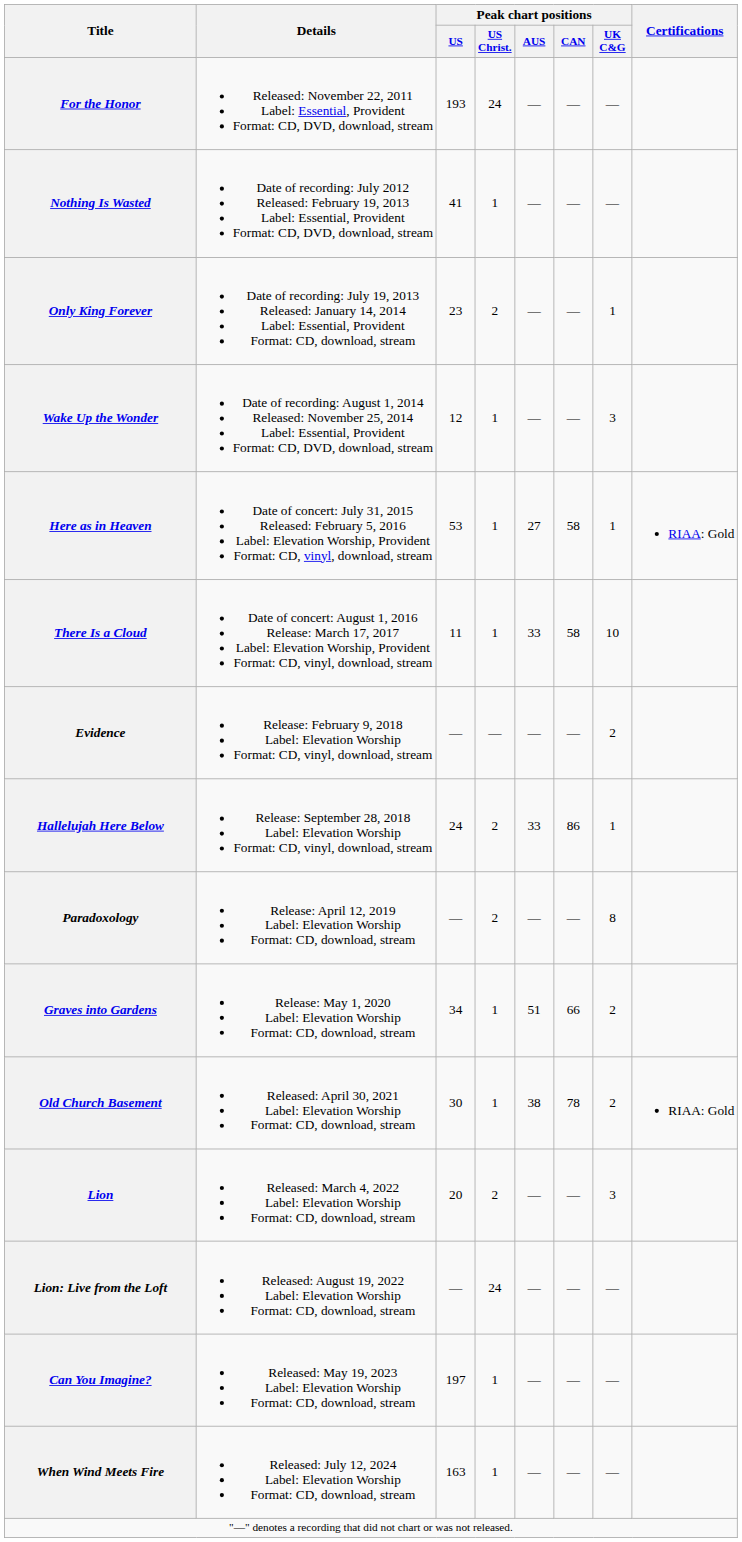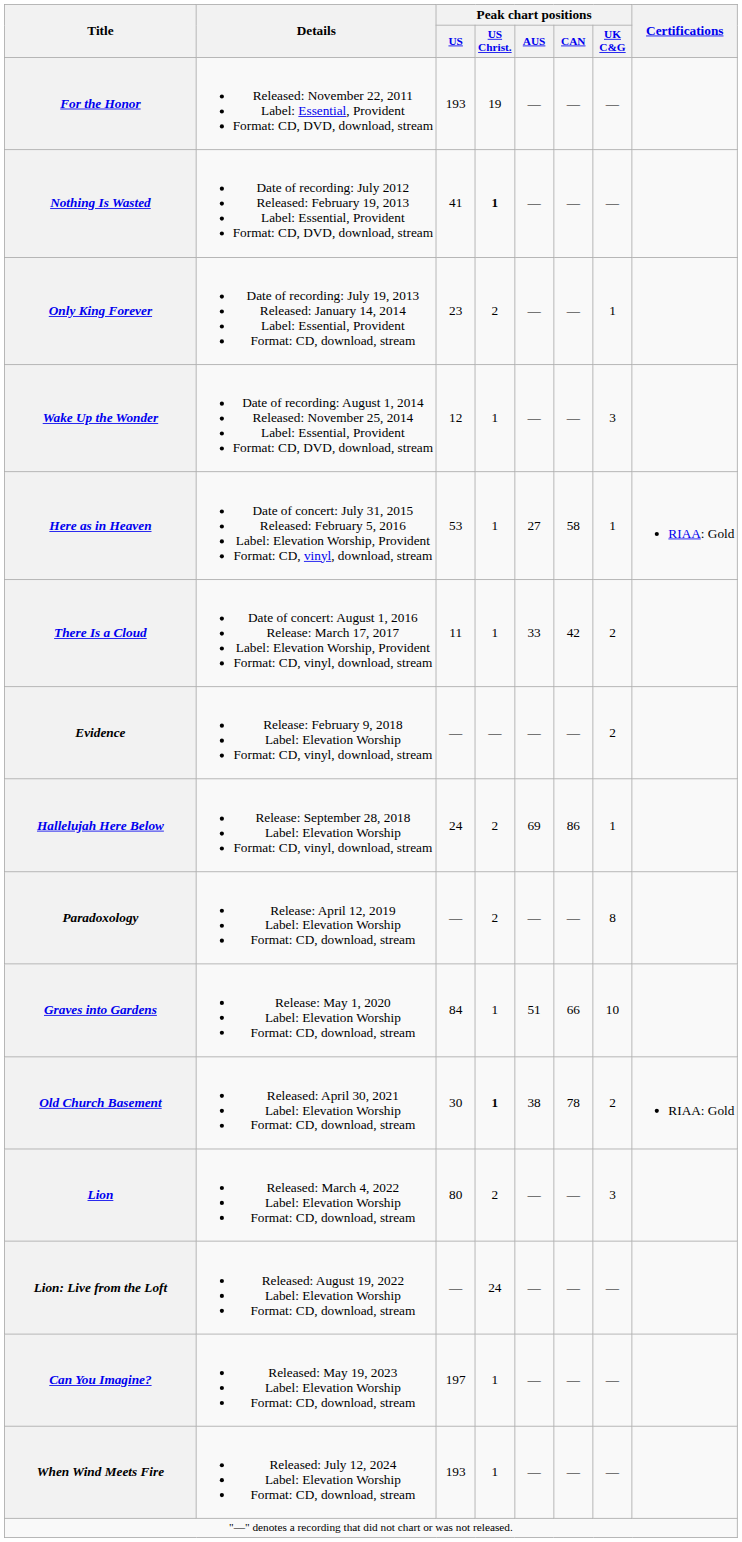(495, 103) 24 -> (495, 103) 19
(495, 203) normal -> (495, 203) bold
(573, 633) 58 -> (573, 633) 42
(612, 633) 10 -> (612, 633) 2
(534, 825) 33 -> (534, 825) 69
(456, 1010) 34 -> (456, 1010) 84
(612, 1010) 2 -> (612, 1010) 10
(495, 1102) normal -> (495, 1102) bold
(456, 1195) 20 -> (456, 1195) 80
(456, 1472) 163 -> (456, 1472) 193
